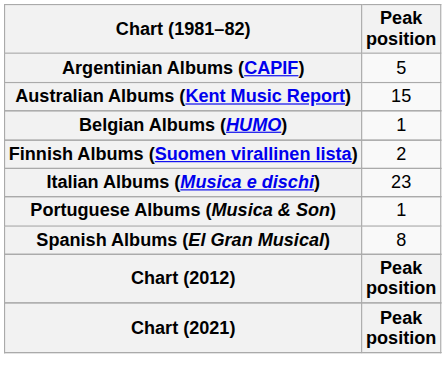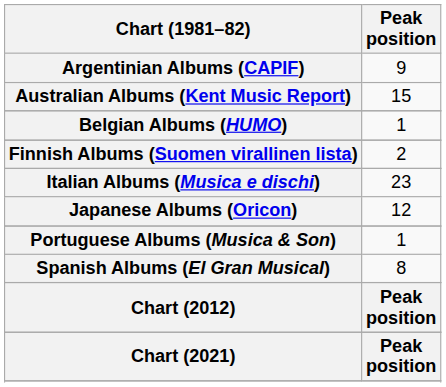(401, 67) 5 -> (401, 67) 9
+ row: (183, 211)
